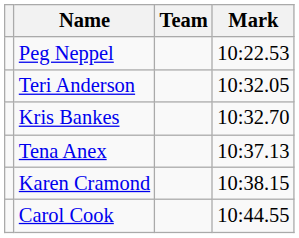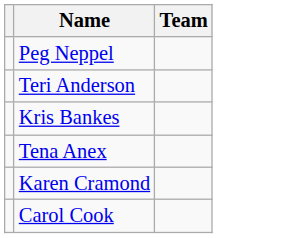- column: (253, 20)
